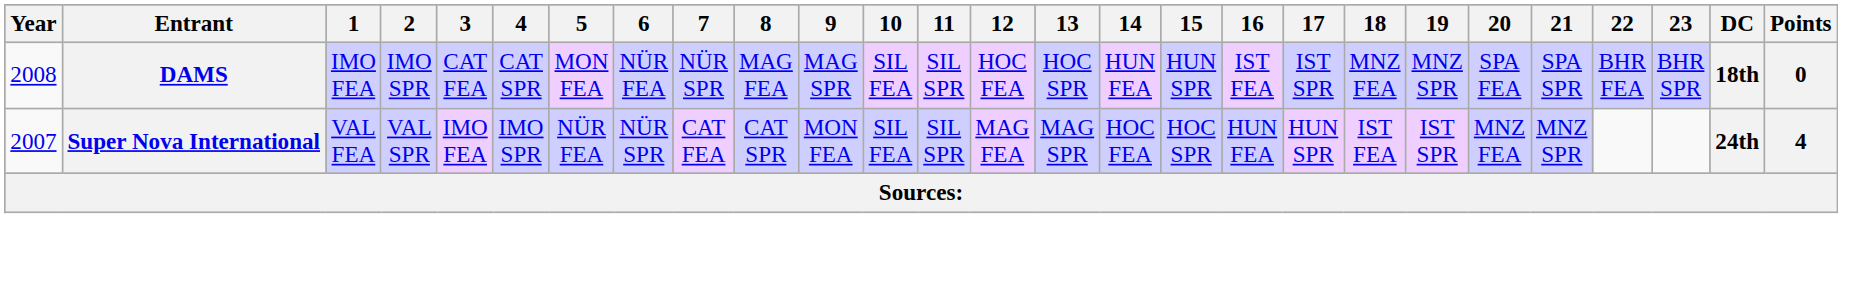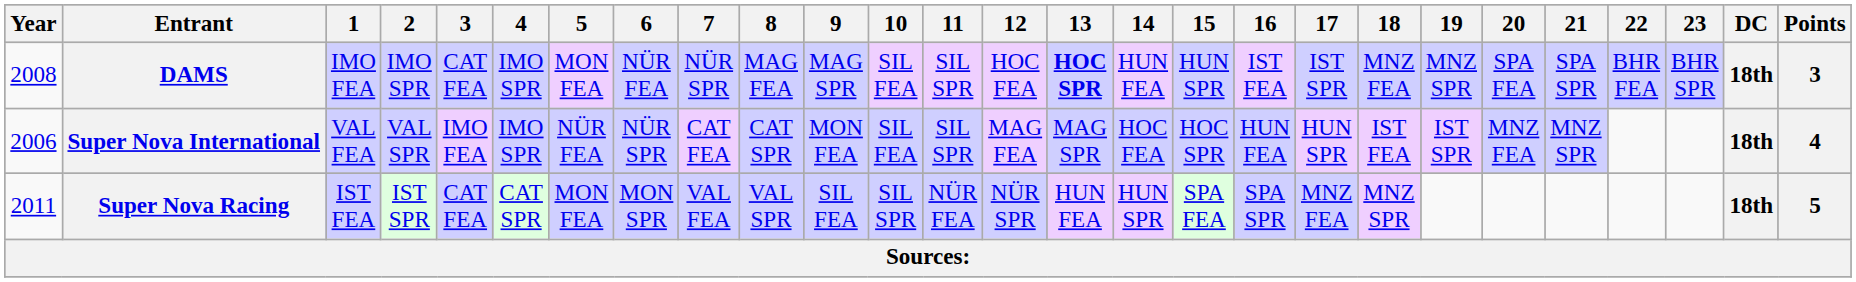(521, 74) CAT SPR -> (521, 74) IMO SPR
(1067, 74) normal -> (1080, 74) bold
(1801, 74) 0 -> (1815, 74) 3
(33, 140) 2007 -> (33, 140) 2006
(1737, 140) 24th -> (1751, 140) 18th
+ row: (194, 205)
